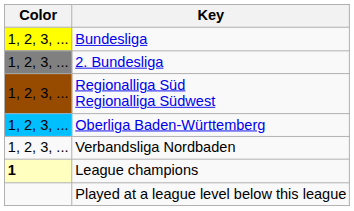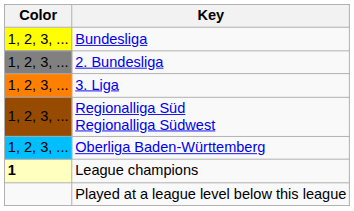+ row: (97, 85)
- row: (155, 147)
